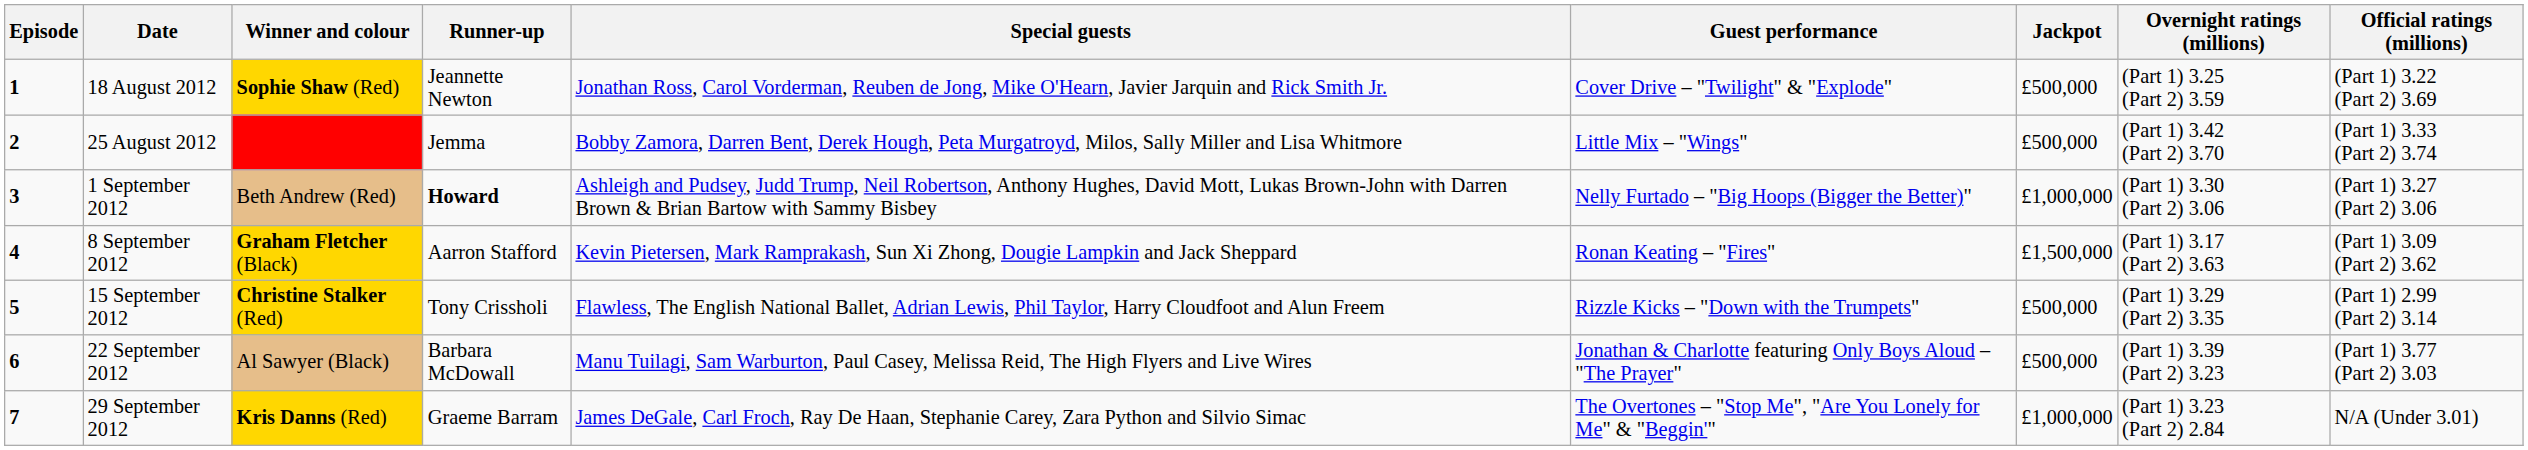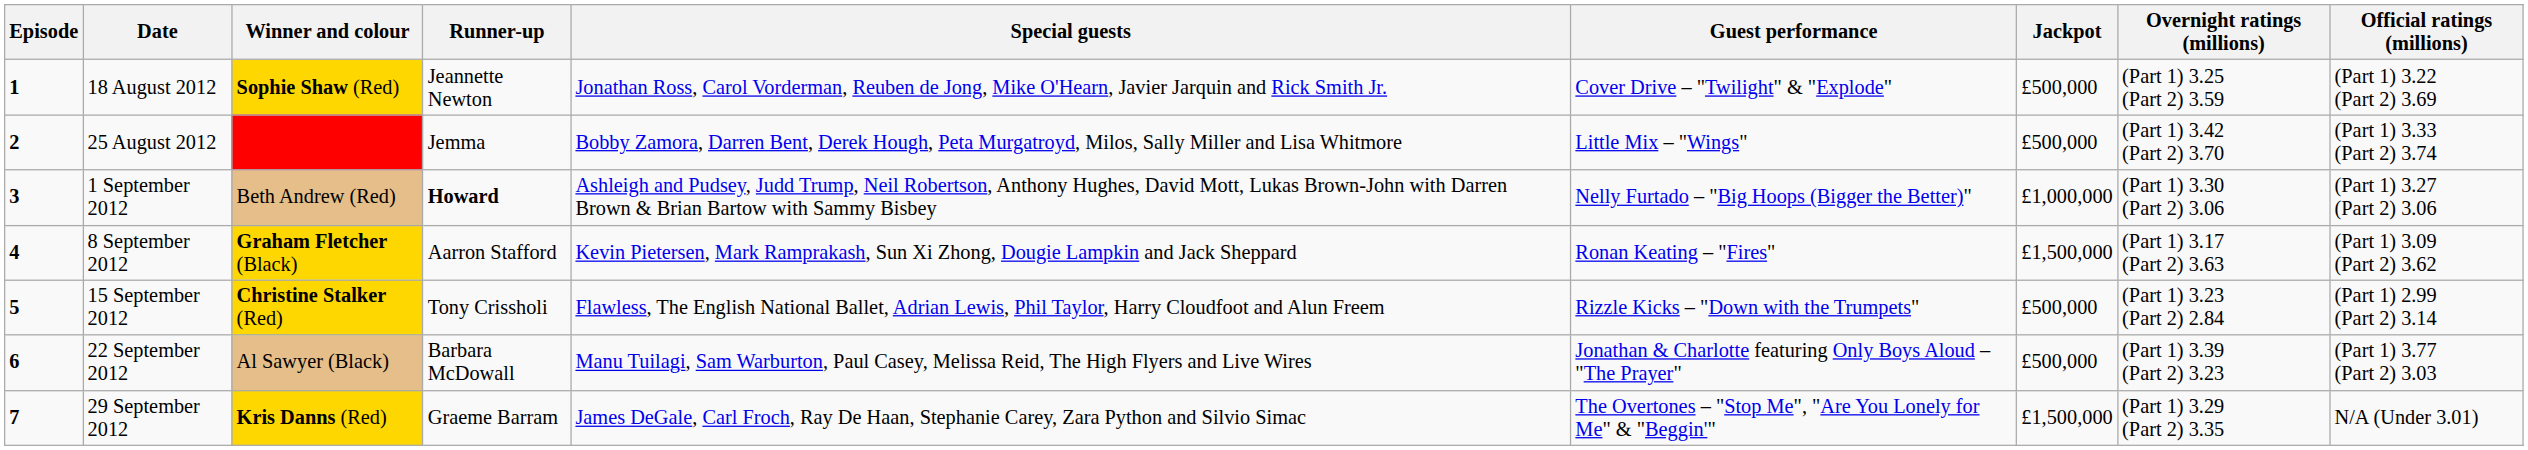(2173, 307) (Part 1) 3.29 (Part 2) 3.35 -> (2173, 307) (Part 1) 3.23 (Part 2) 2.84
(2067, 417) £1,000,000 -> (2067, 417) £1,500,000
(2173, 417) (Part 1) 3.23 (Part 2) 2.84 -> (2173, 417) (Part 1) 3.29 (Part 2) 3.35
